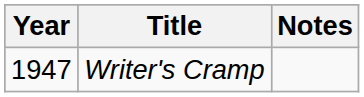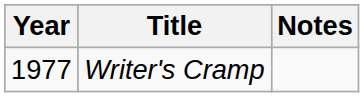(41, 69) 1947 -> (41, 69) 1977
